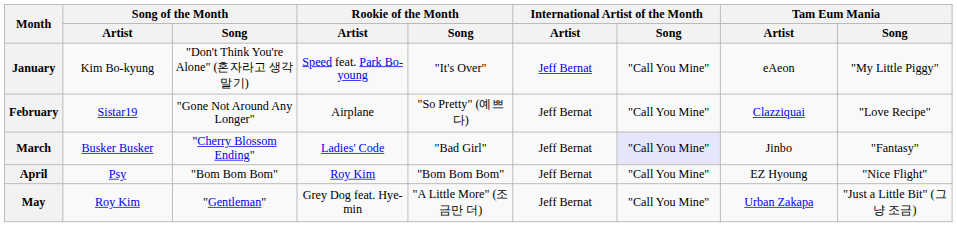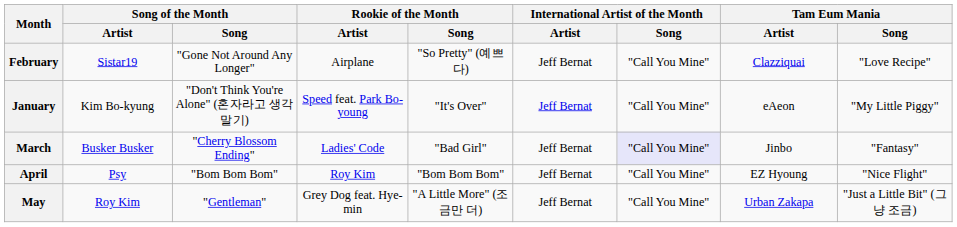rows swapped: (34, 68) <-> (34, 113)
